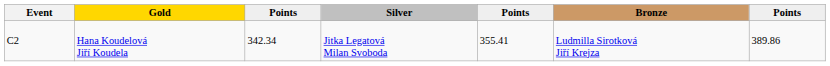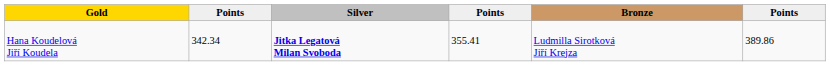- column: (39, 12)
(355, 46) normal -> (307, 46) bold
